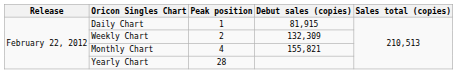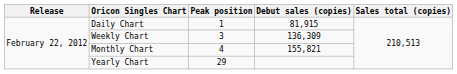(221, 37) 2 -> (221, 37) 3
(304, 37) 132,309 -> (304, 37) 136,309
(221, 62) 28 -> (221, 62) 29
